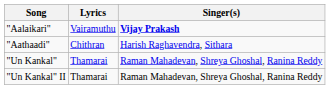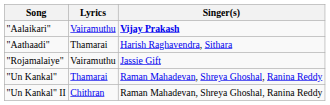(87, 44) Chithran -> (89, 44) Thamarai
+ row: (35, 60)
(89, 76) Thamarai -> (87, 92) Chithran
